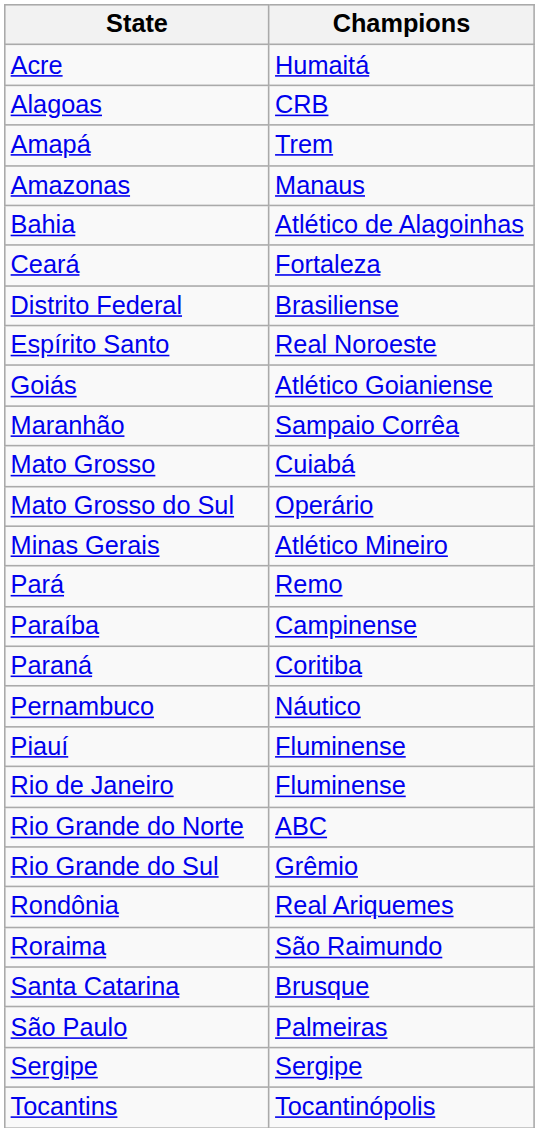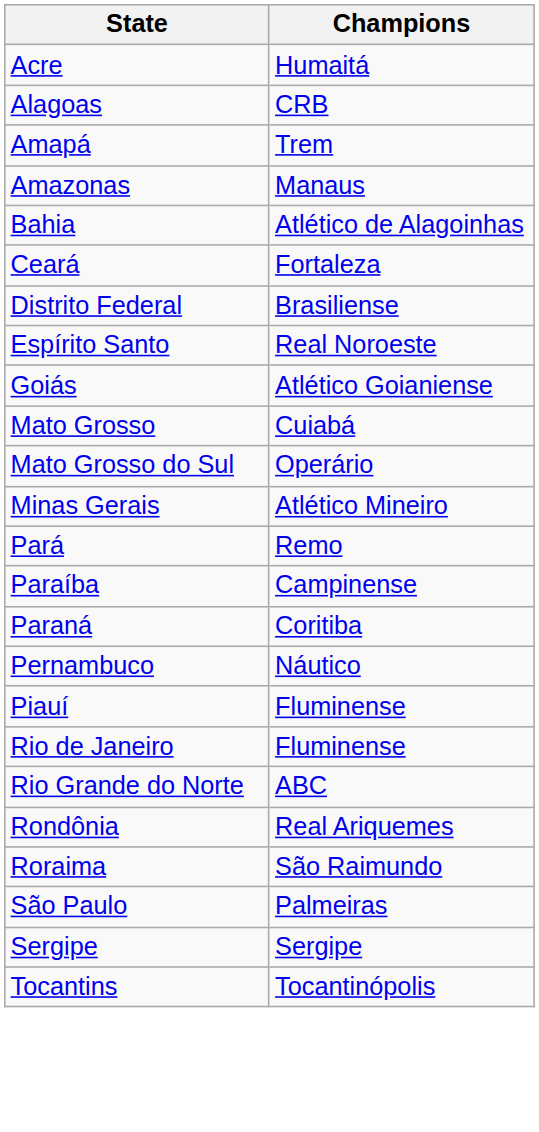- row: (68, 425)
- row: (115, 866)
- row: (95, 986)
